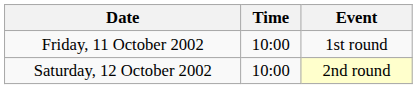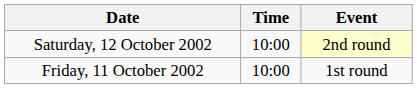rows swapped: (123, 44) <-> (123, 70)
